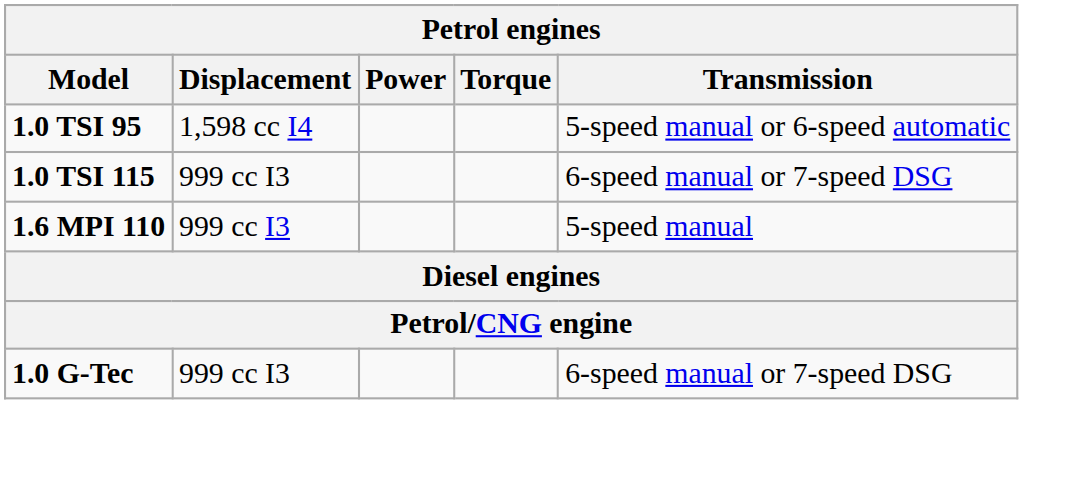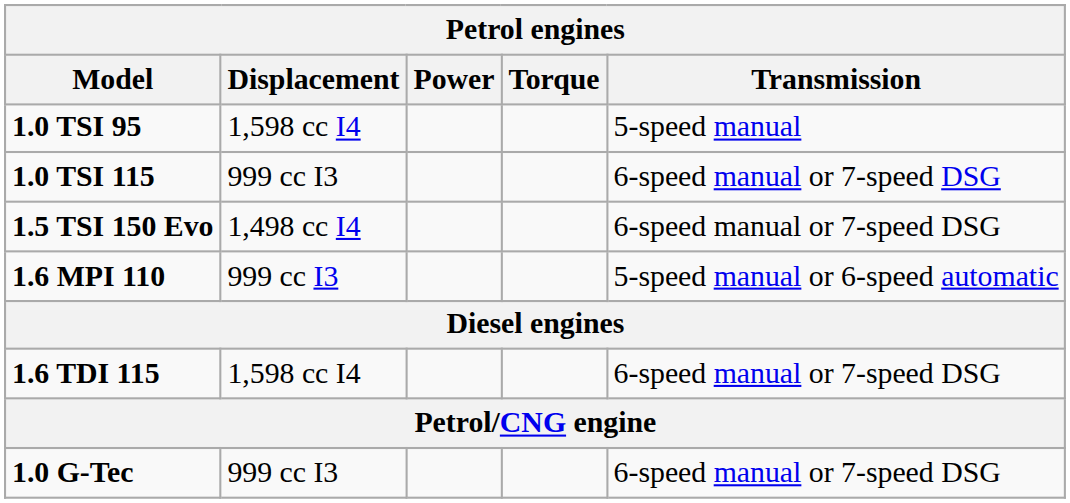(788, 127) 5-speed manual or 6-speed automatic -> (707, 127) 5-speed manual
+ row: (113, 226)
(659, 226) 5-speed manual -> (836, 275) 5-speed manual or 6-speed automatic
+ row: (86, 373)
